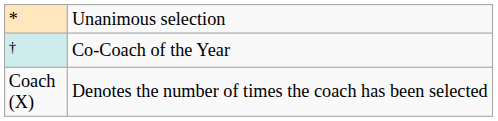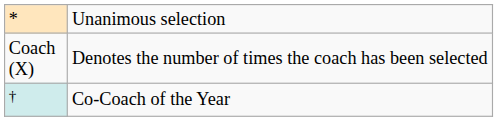rows swapped: (13, 46) <-> (32, 92)
